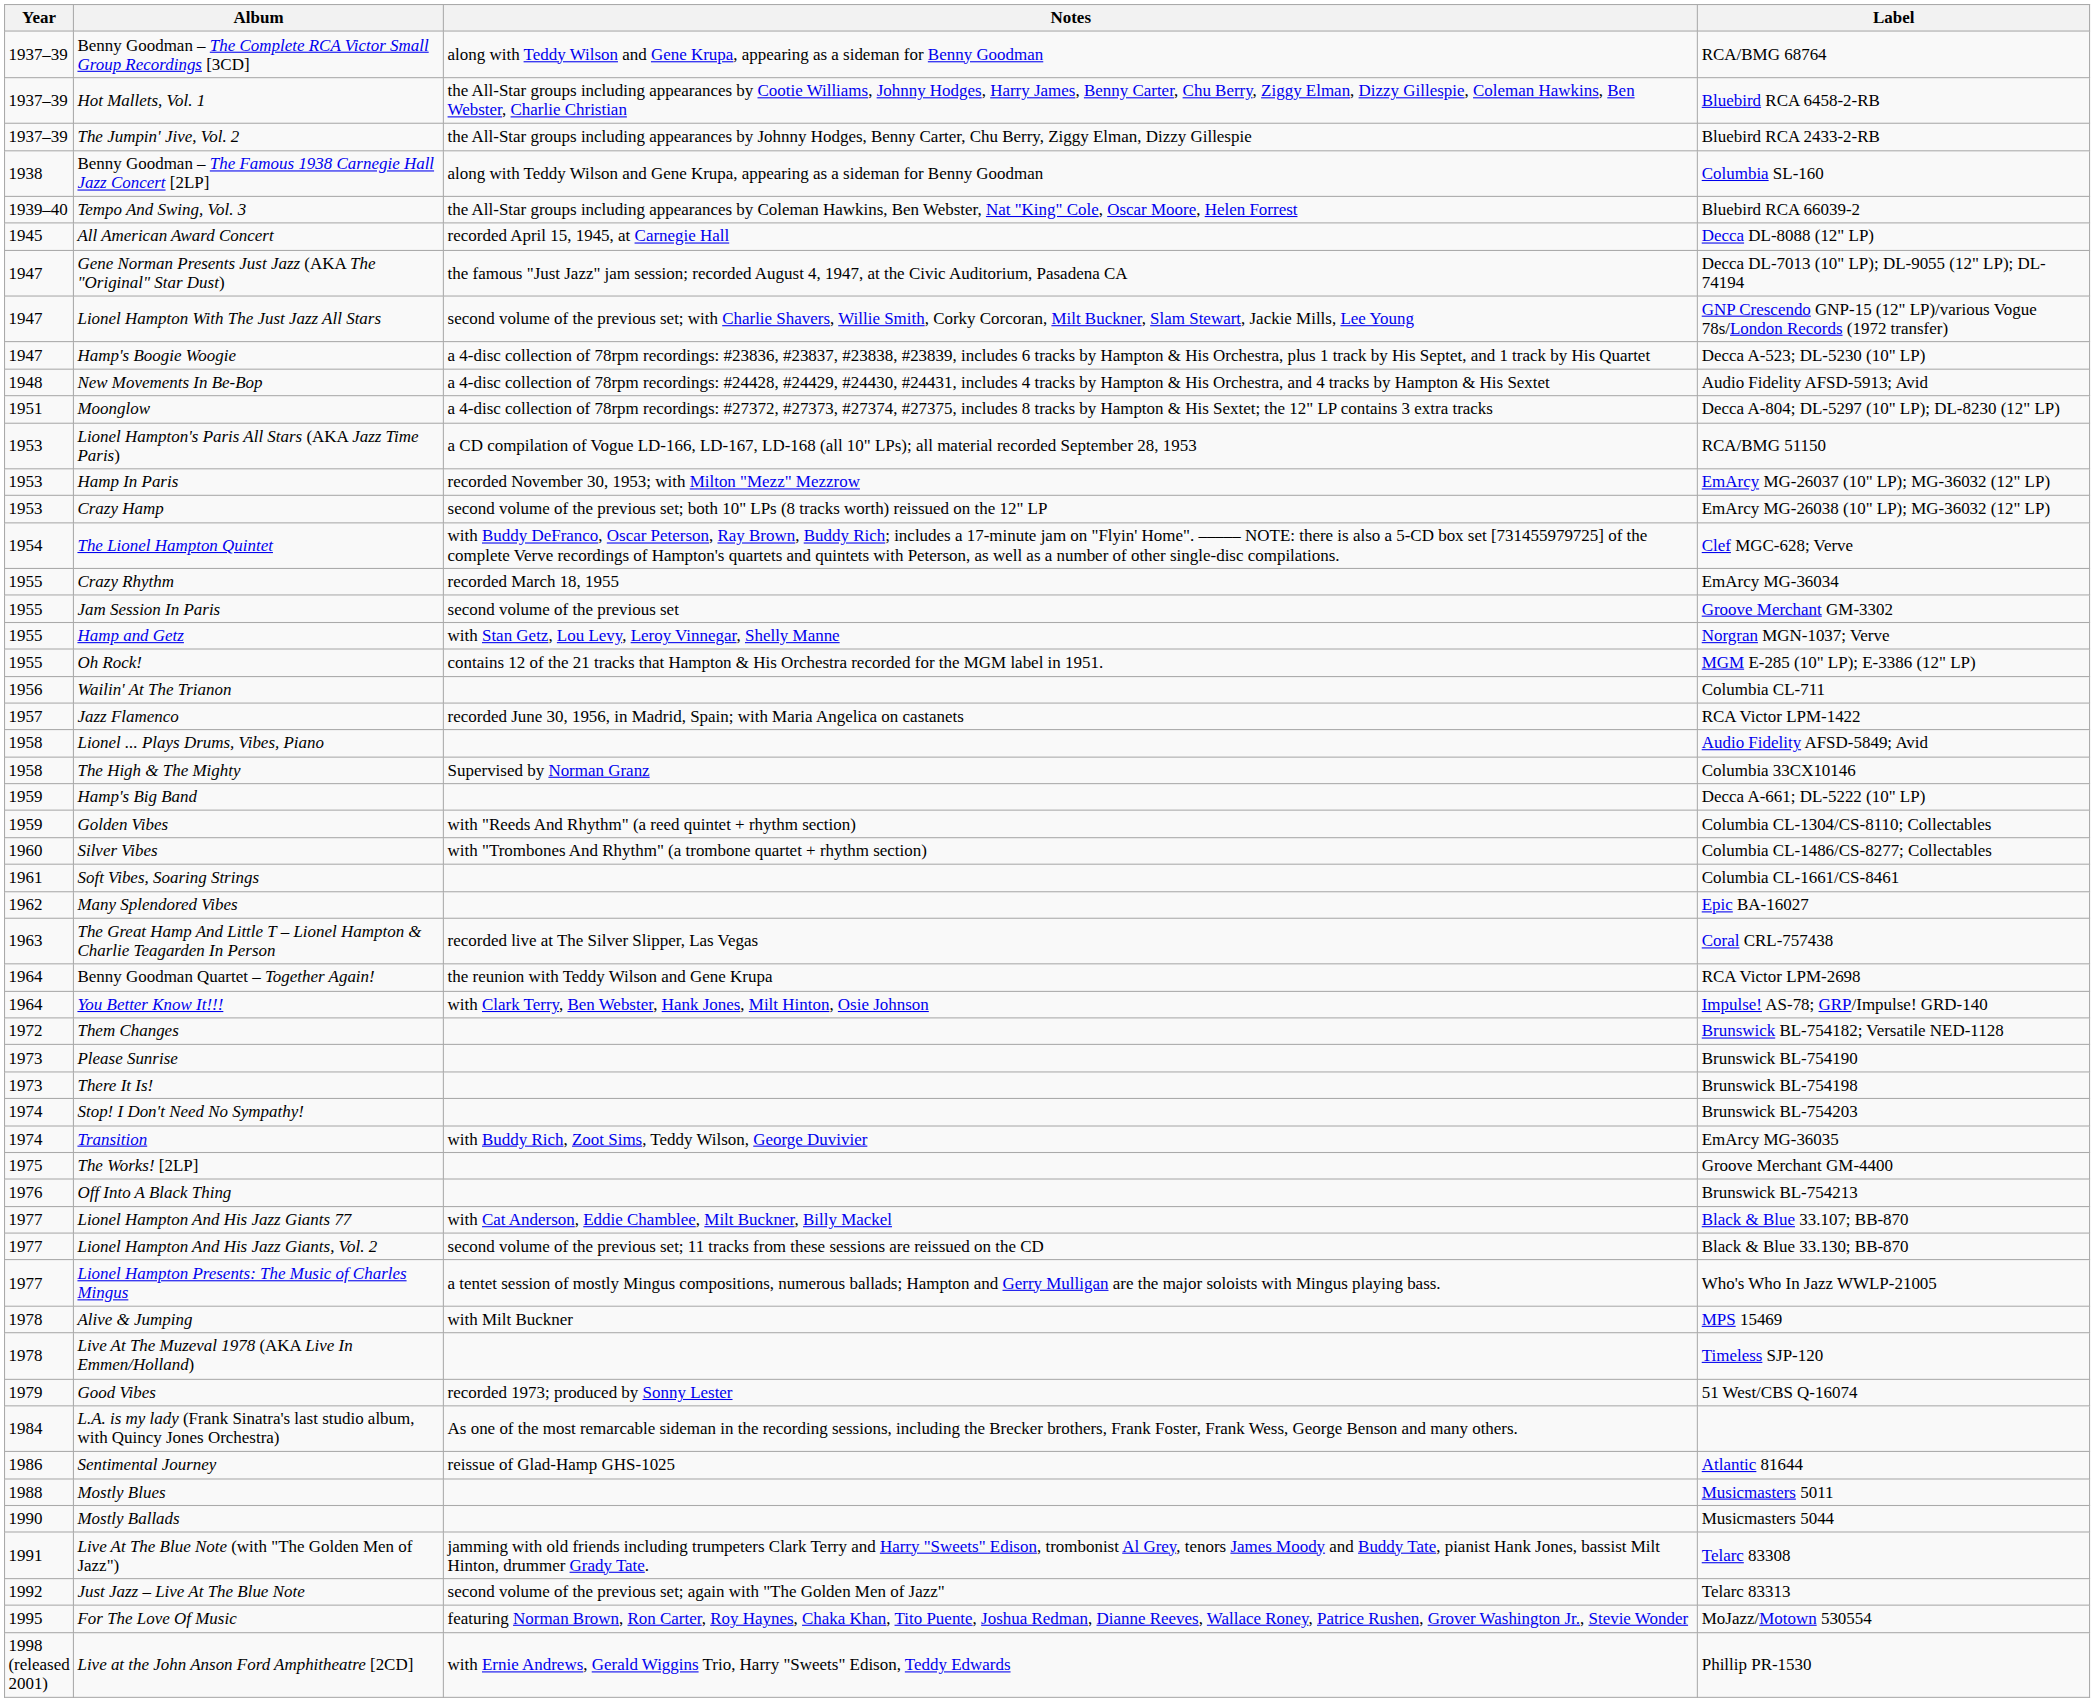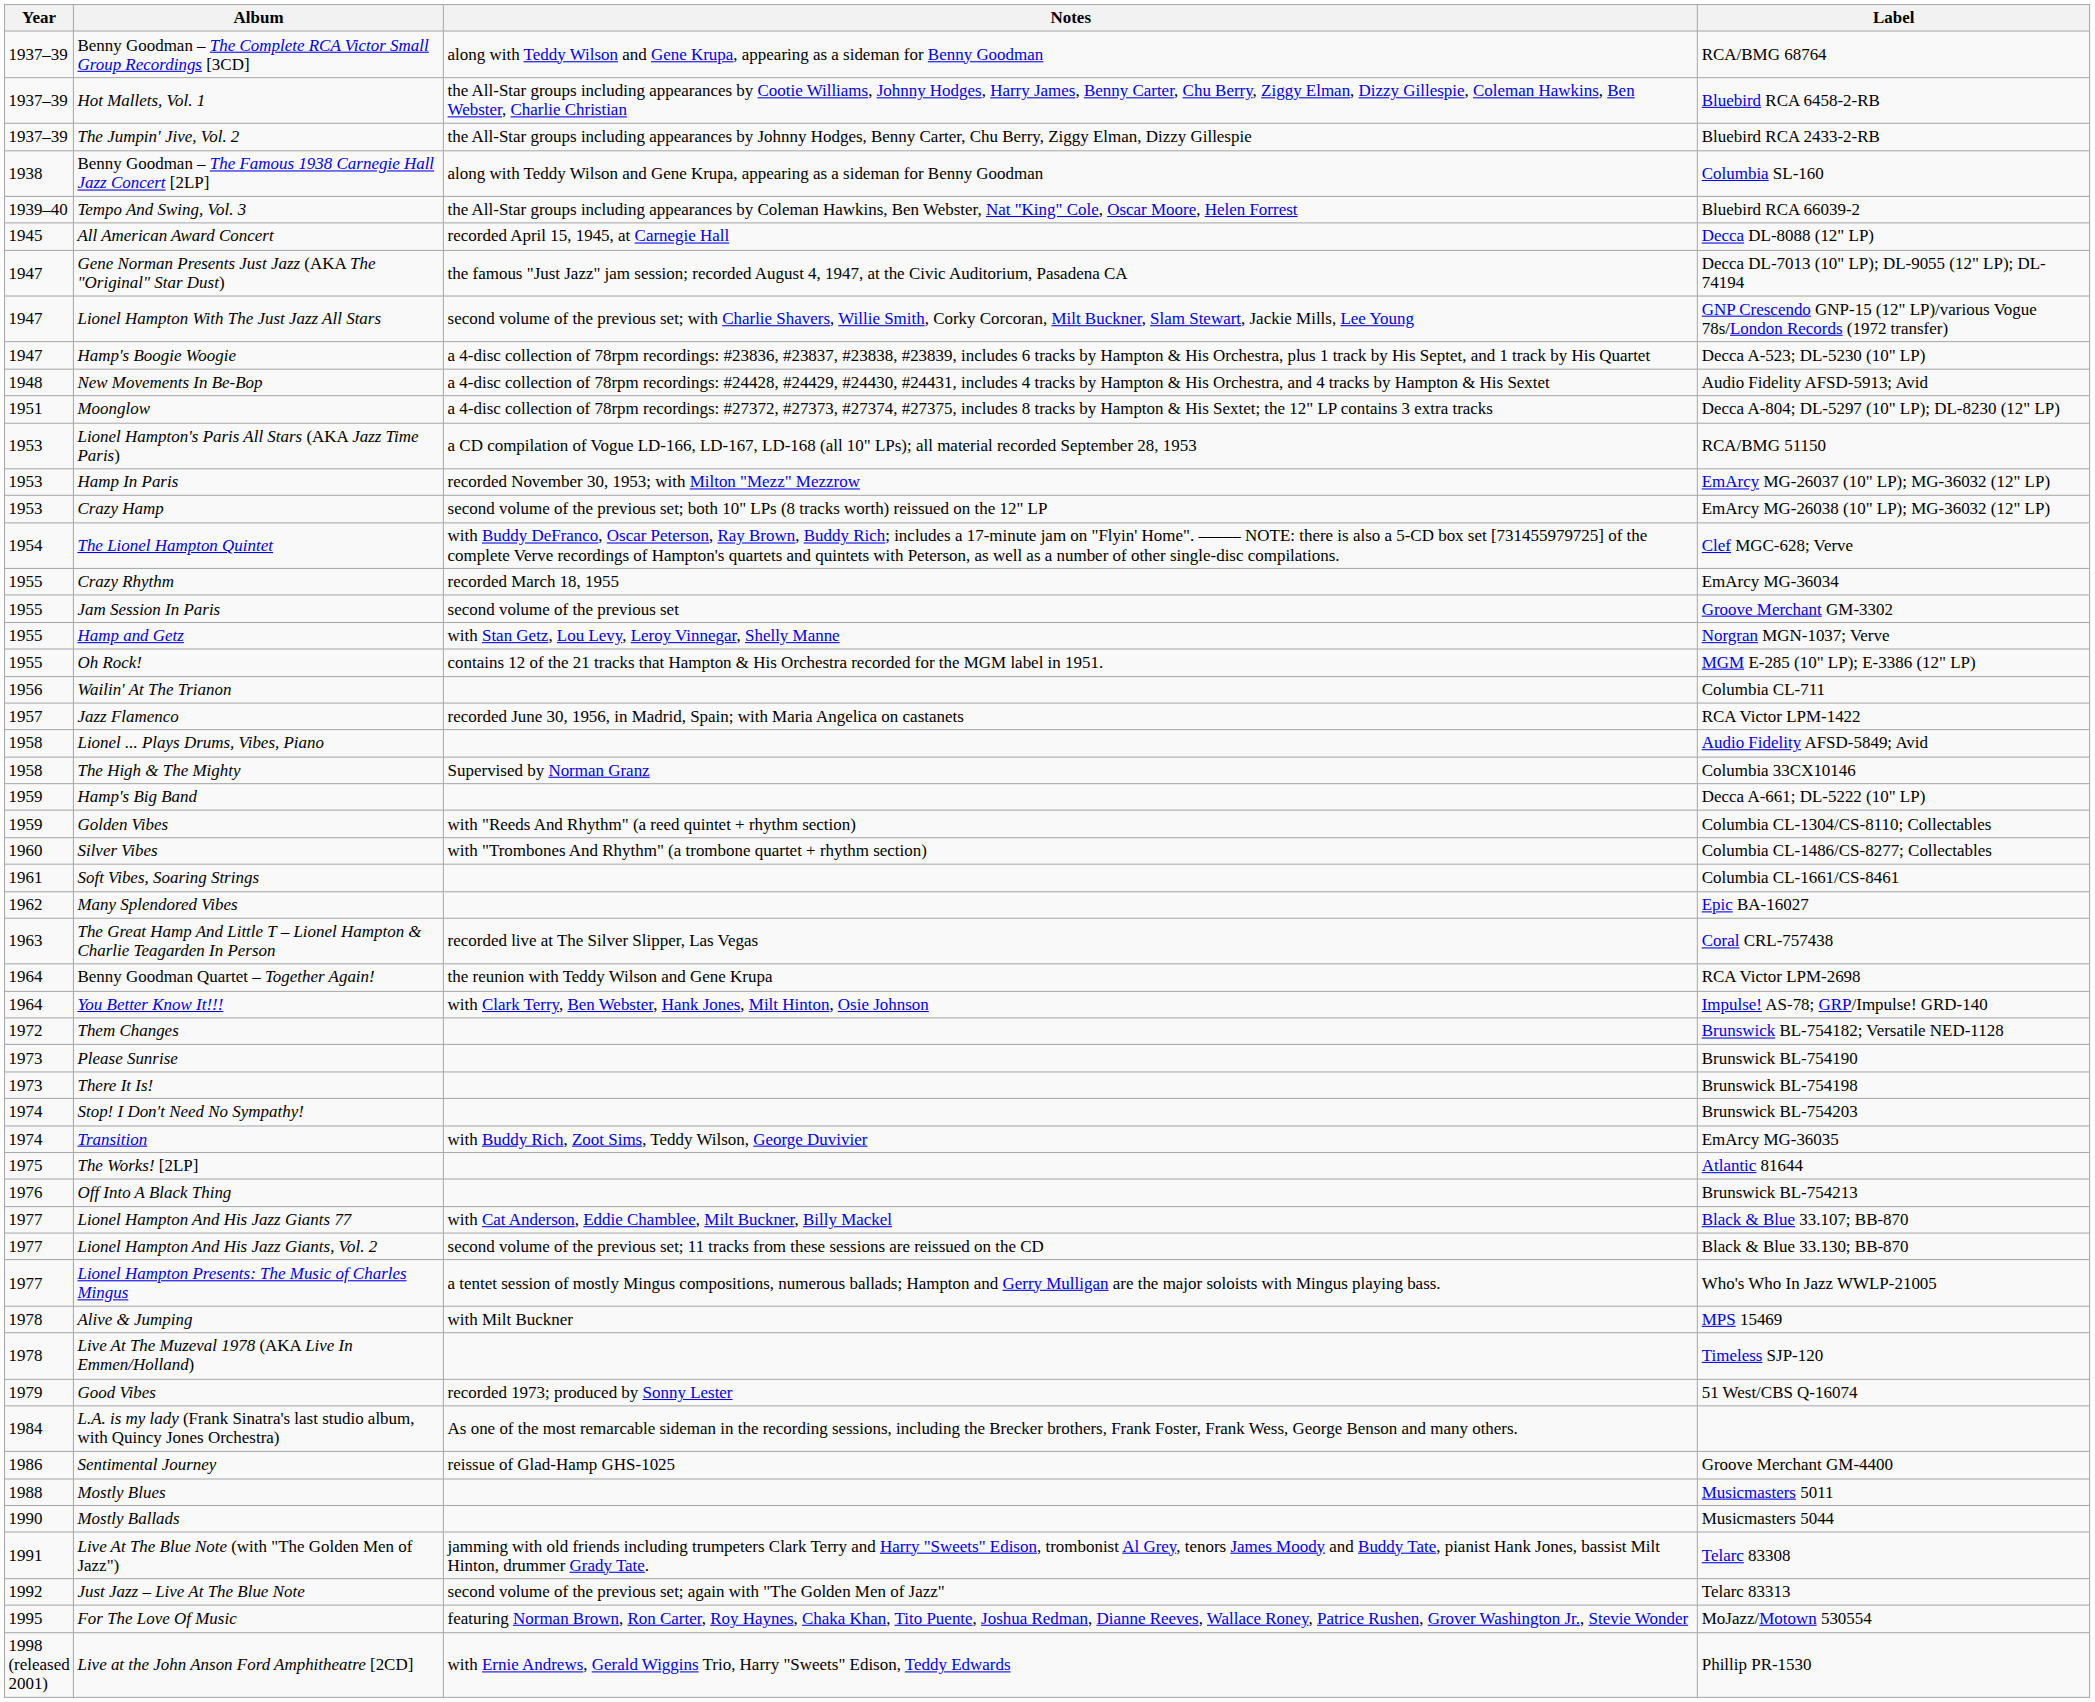(1797, 1165) Groove Merchant GM-4400 -> (1752, 1165) Atlantic 81644
(1752, 1465) Atlantic 81644 -> (1797, 1465) Groove Merchant GM-4400
